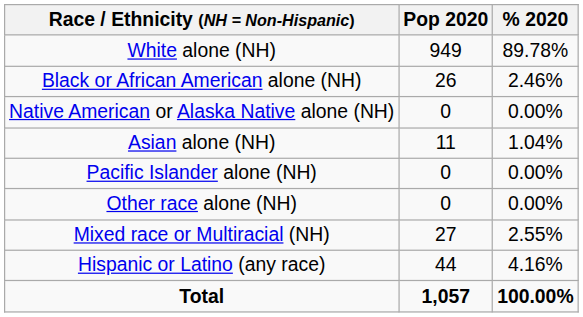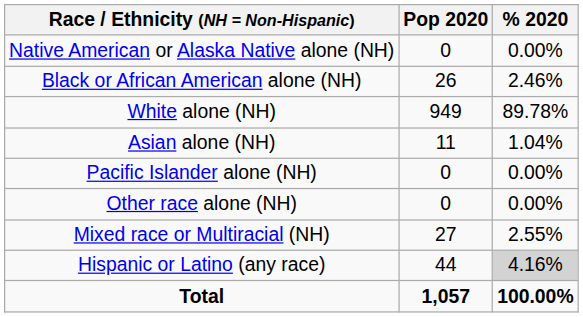rows swapped: (202, 50) <-> (202, 111)
(535, 265) no background -> (535, 265) lightgrey background
